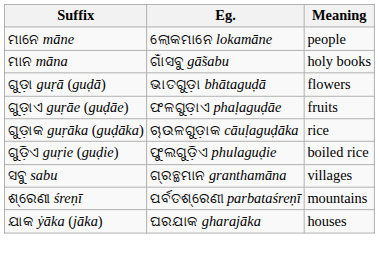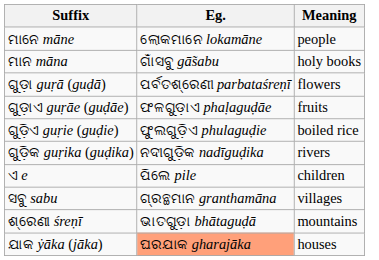(208, 84) ଭାତଗୁଡ଼ା bhātaguḍā -> (216, 84) ପର୍ବତଶ୍ରେଣୀ parbataśreṇī
- row: (76, 130)
+ row: (71, 152)
+ row: (18, 175)
(226, 198) ପର୍ବତଶ୍ରେଣୀ parbataśreṇī -> (198, 221) ଭାତଗୁଡ଼ା bhātaguḍā
(206, 221) no background -> (196, 244) lightsalmon background
